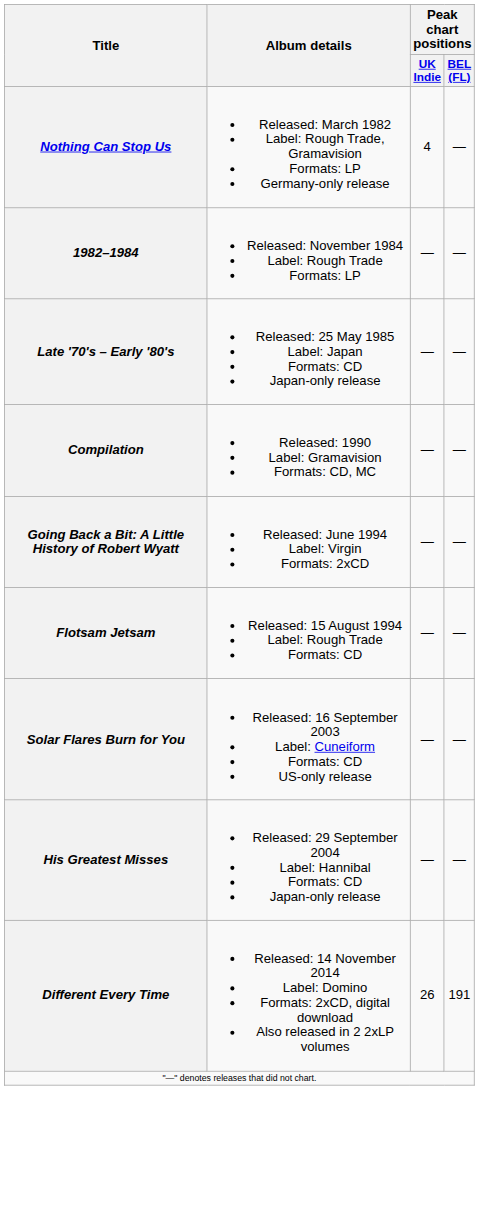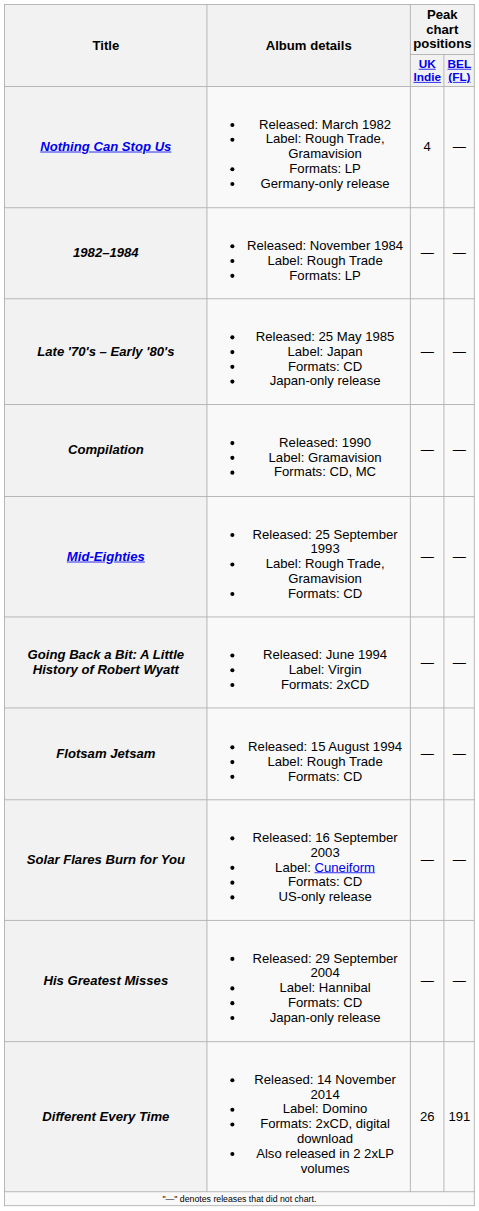+ row: (106, 556)
